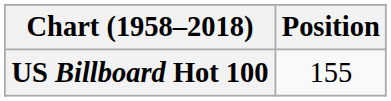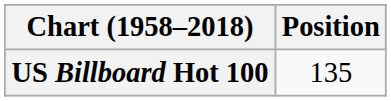(331, 72) 155 -> (331, 72) 135
